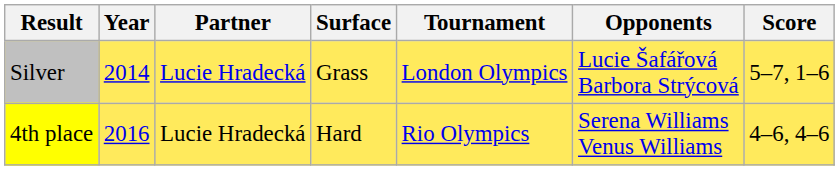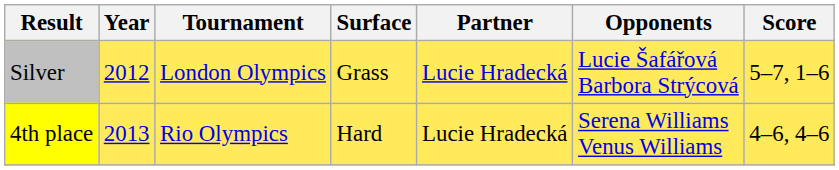columns swapped: (485, 22) <-> (233, 22)
(127, 71) 2014 -> (127, 71) 2012
(127, 133) 2016 -> (127, 133) 2013
